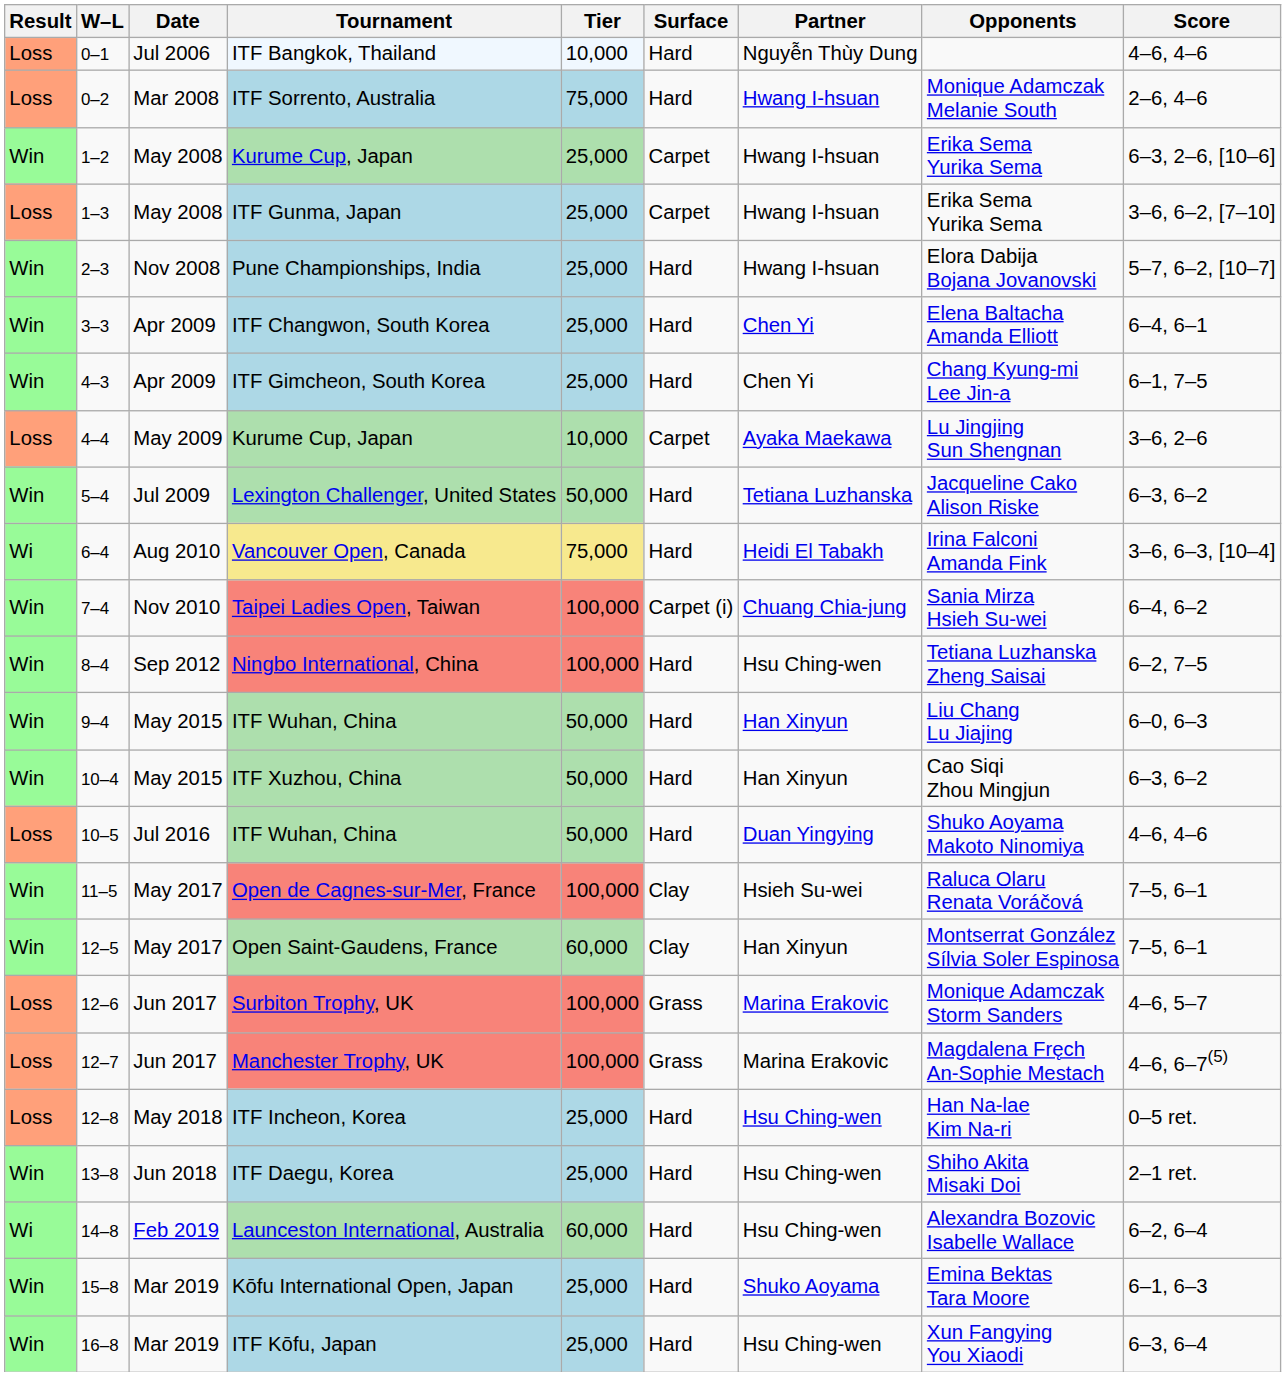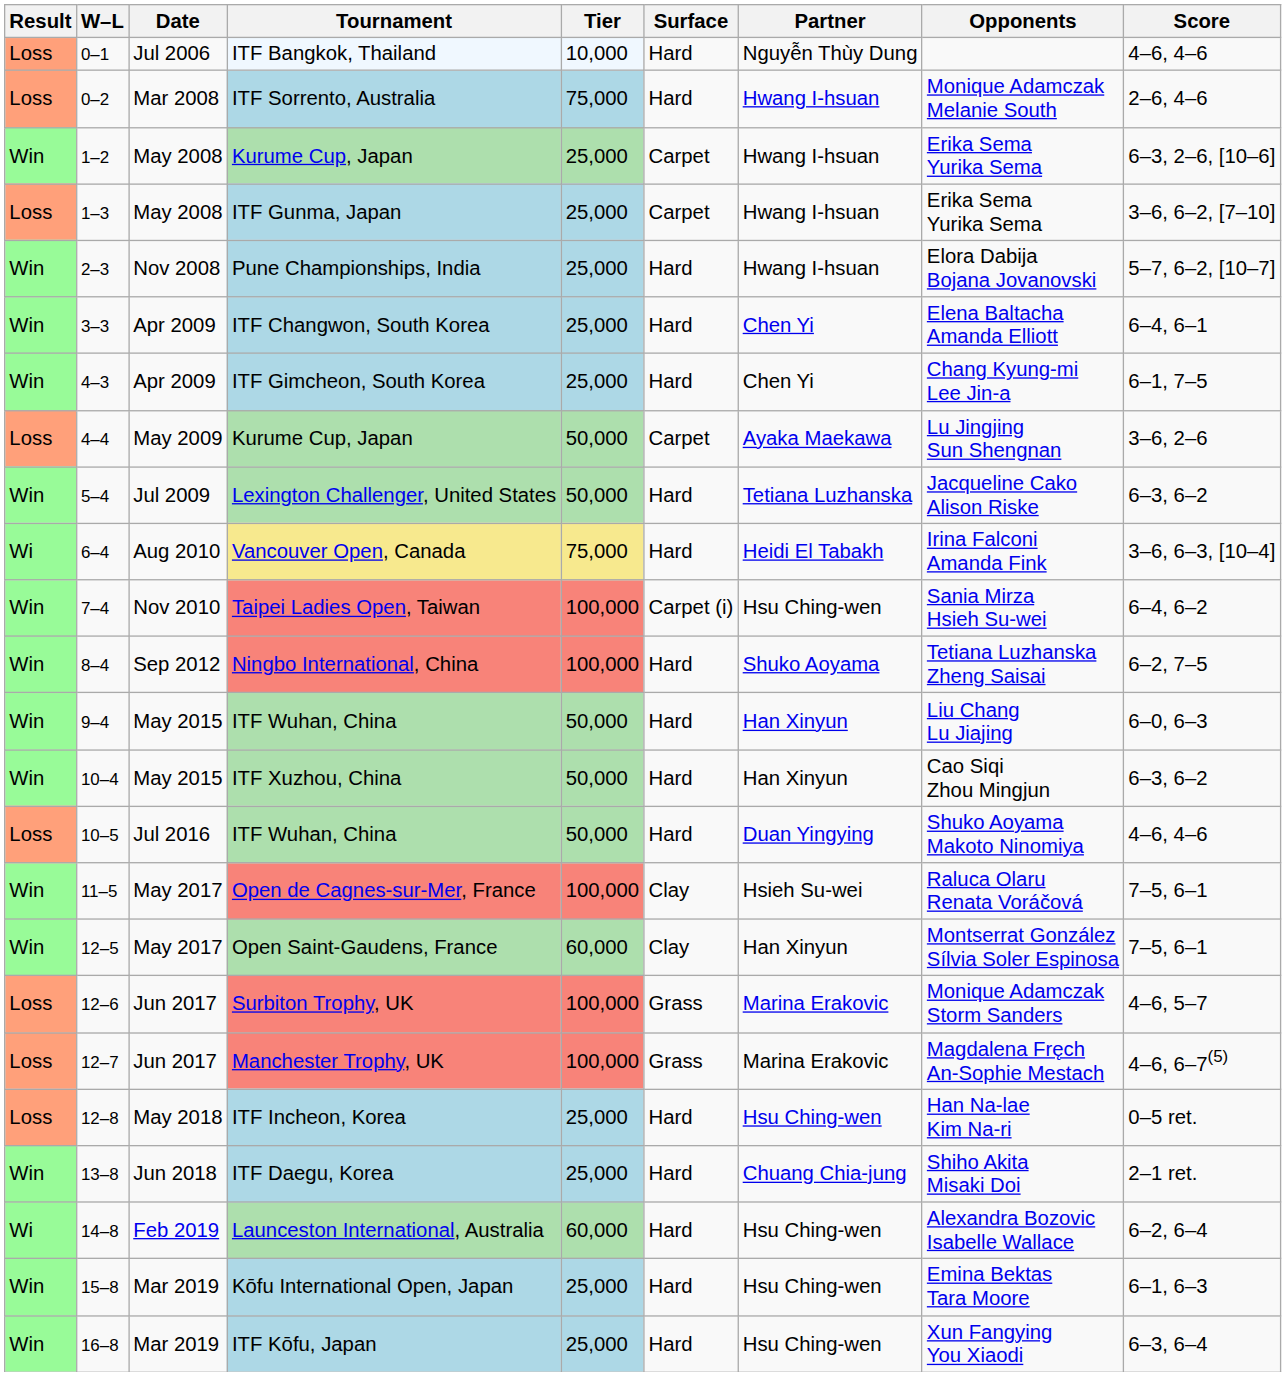(597, 437) 10,000 -> (597, 437) 50,000
(825, 607) Chuang Chia-jung -> (812, 607) Hsu Ching-wen
(812, 664) Hsu Ching-wen -> (811, 664) Shuko Aoyama
(812, 1173) Hsu Ching-wen -> (825, 1173) Chuang Chia-jung
(811, 1286) Shuko Aoyama -> (812, 1286) Hsu Ching-wen
